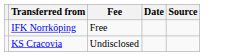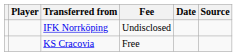+ column: (25, 12)
(99, 28) Free -> (146, 28) Undisclosed
(114, 43) Undisclosed -> (131, 43) Free
